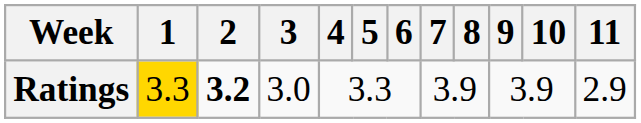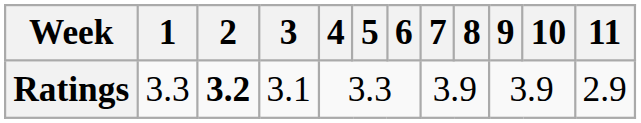(168, 88) gold background -> (168, 88) no background
(289, 88) 3.0 -> (289, 88) 3.1
